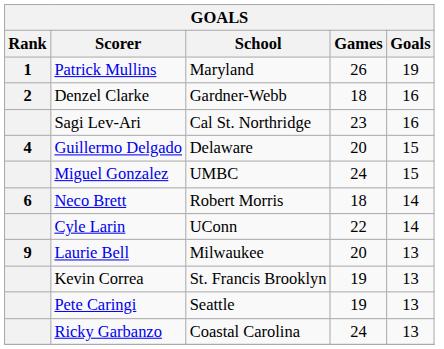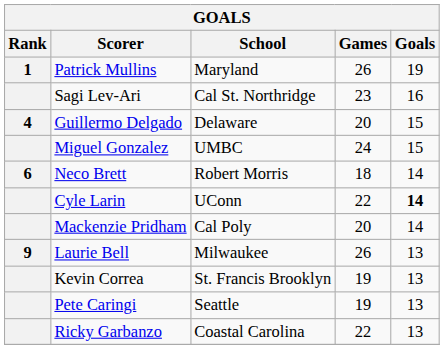- row: (102, 95)
(410, 226) normal -> (415, 200) bold
+ row: (121, 226)
(358, 252) 20 -> (363, 252) 26
(358, 331) 24 -> (363, 331) 22
